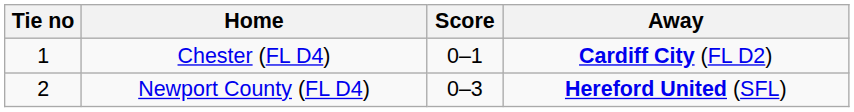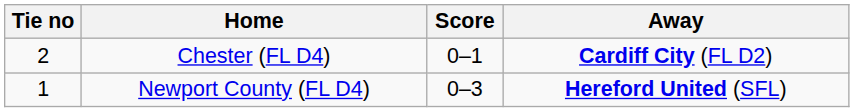(43, 55) 1 -> (43, 55) 2
(43, 89) 2 -> (43, 89) 1
